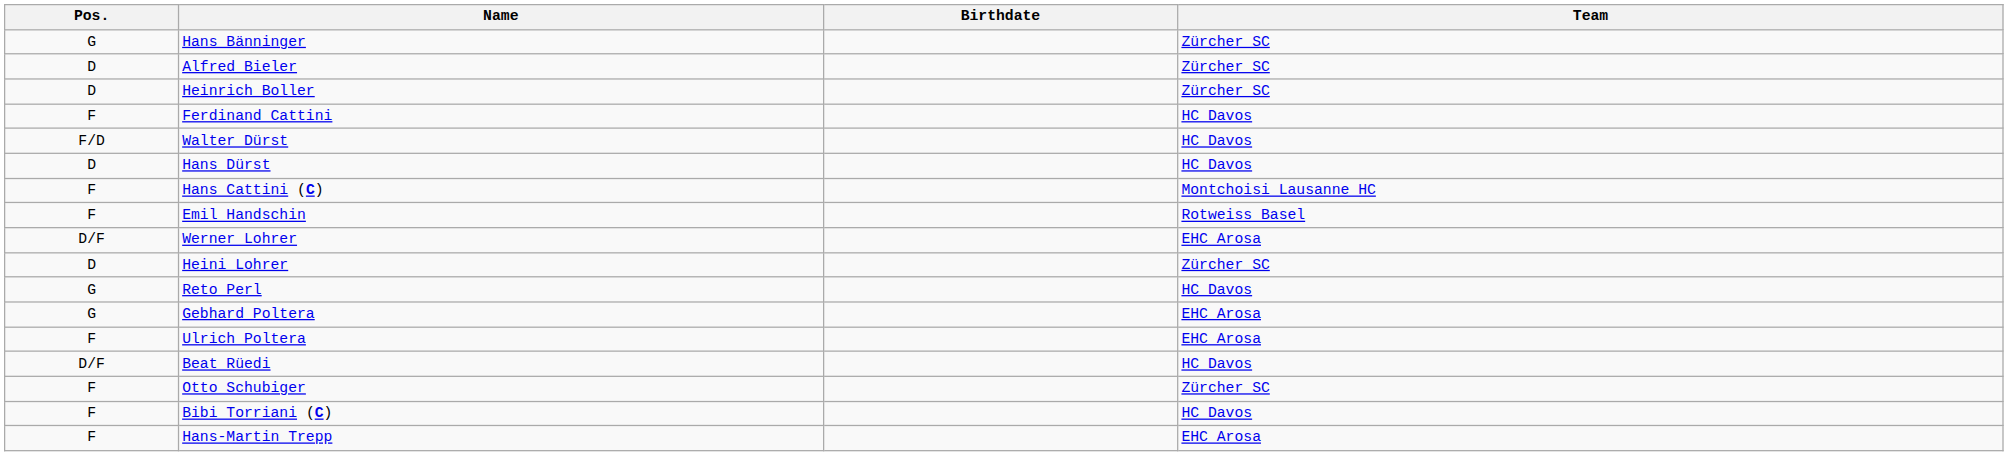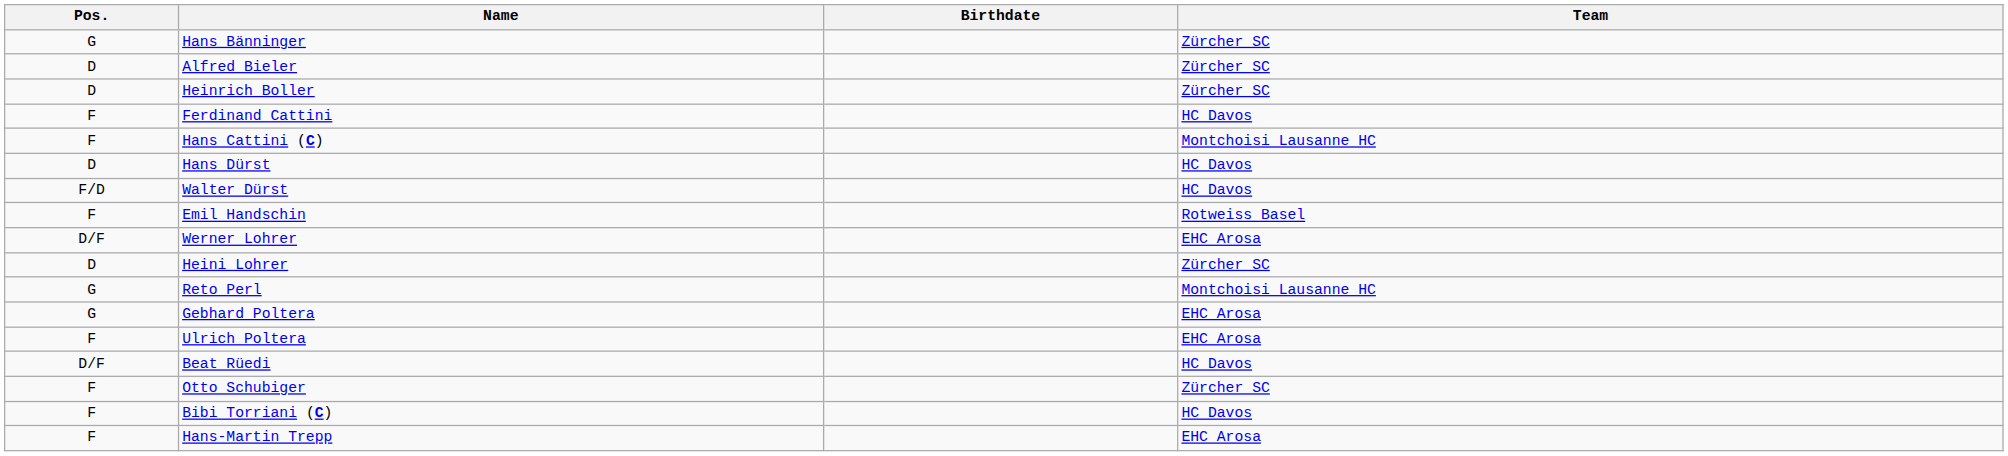rows swapped: (253, 190) <-> (235, 141)
(1217, 289) HC Davos -> (1279, 289) Montchoisi Lausanne HC
